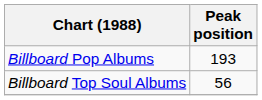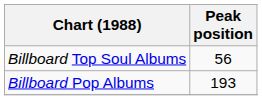rows swapped: (81, 58) <-> (97, 82)
